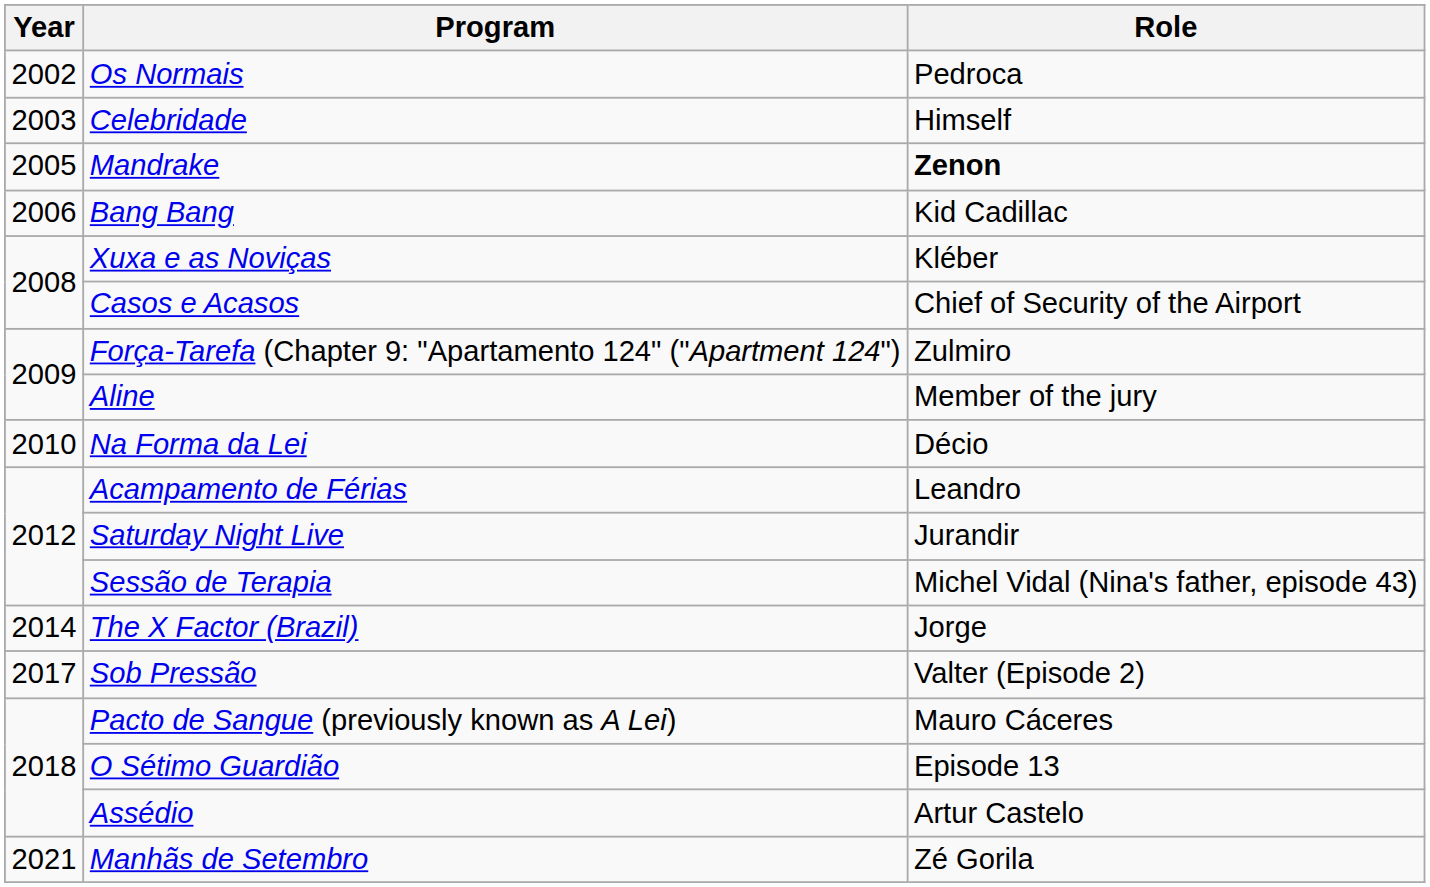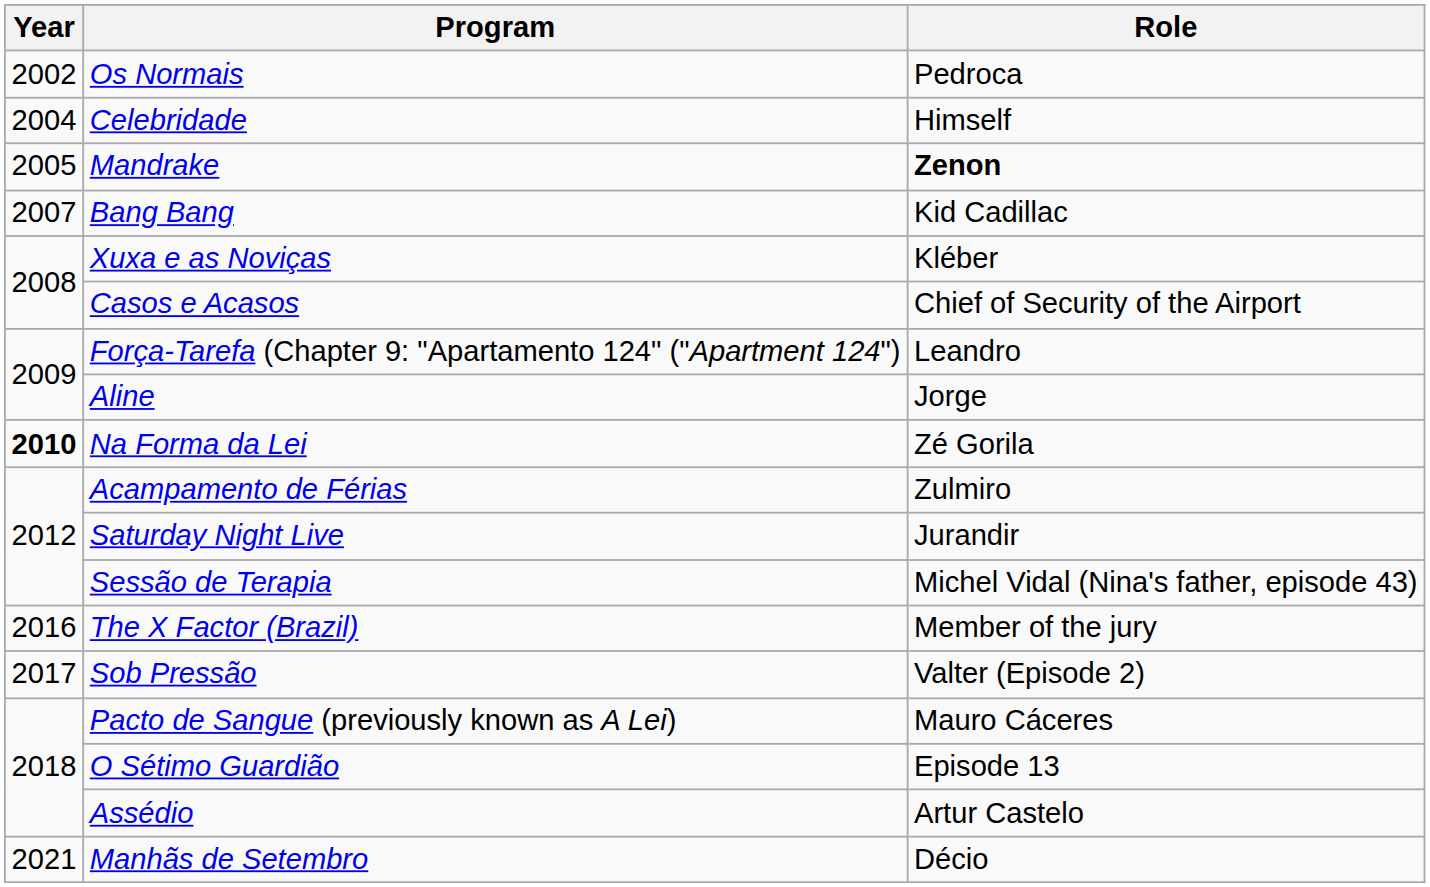(44, 119) 2003 -> (44, 119) 2004
(44, 212) 2006 -> (44, 212) 2007
(963, 350) Zulmiro -> (967, 350) Leandro
(1035, 397) Member of the jury -> (950, 397) Jorge
(44, 443) normal -> (44, 443) bold
(951, 443) Décio -> (974, 443) Zé Gorila
(967, 489) Leandro -> (963, 489) Zulmiro
(44, 627) 2014 -> (44, 627) 2016
(950, 627) Jorge -> (1035, 627) Member of the jury
(974, 858) Zé Gorila -> (951, 858) Décio
